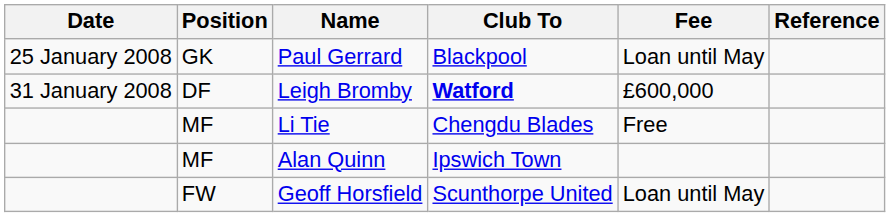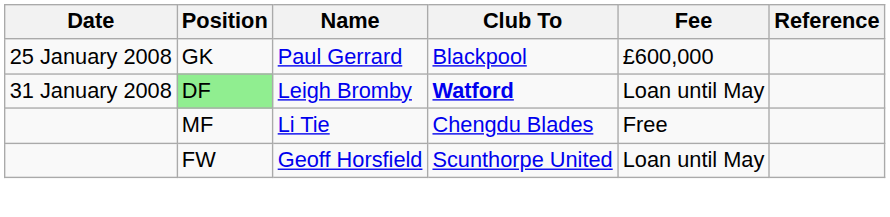(693, 56) Loan until May -> (668, 56) £600,000
(196, 90) no background -> (196, 90) lightgreen background
(668, 90) £600,000 -> (693, 90) Loan until May
- row: (332, 159)
